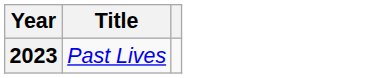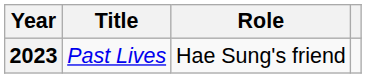+ column: (261, 21)
